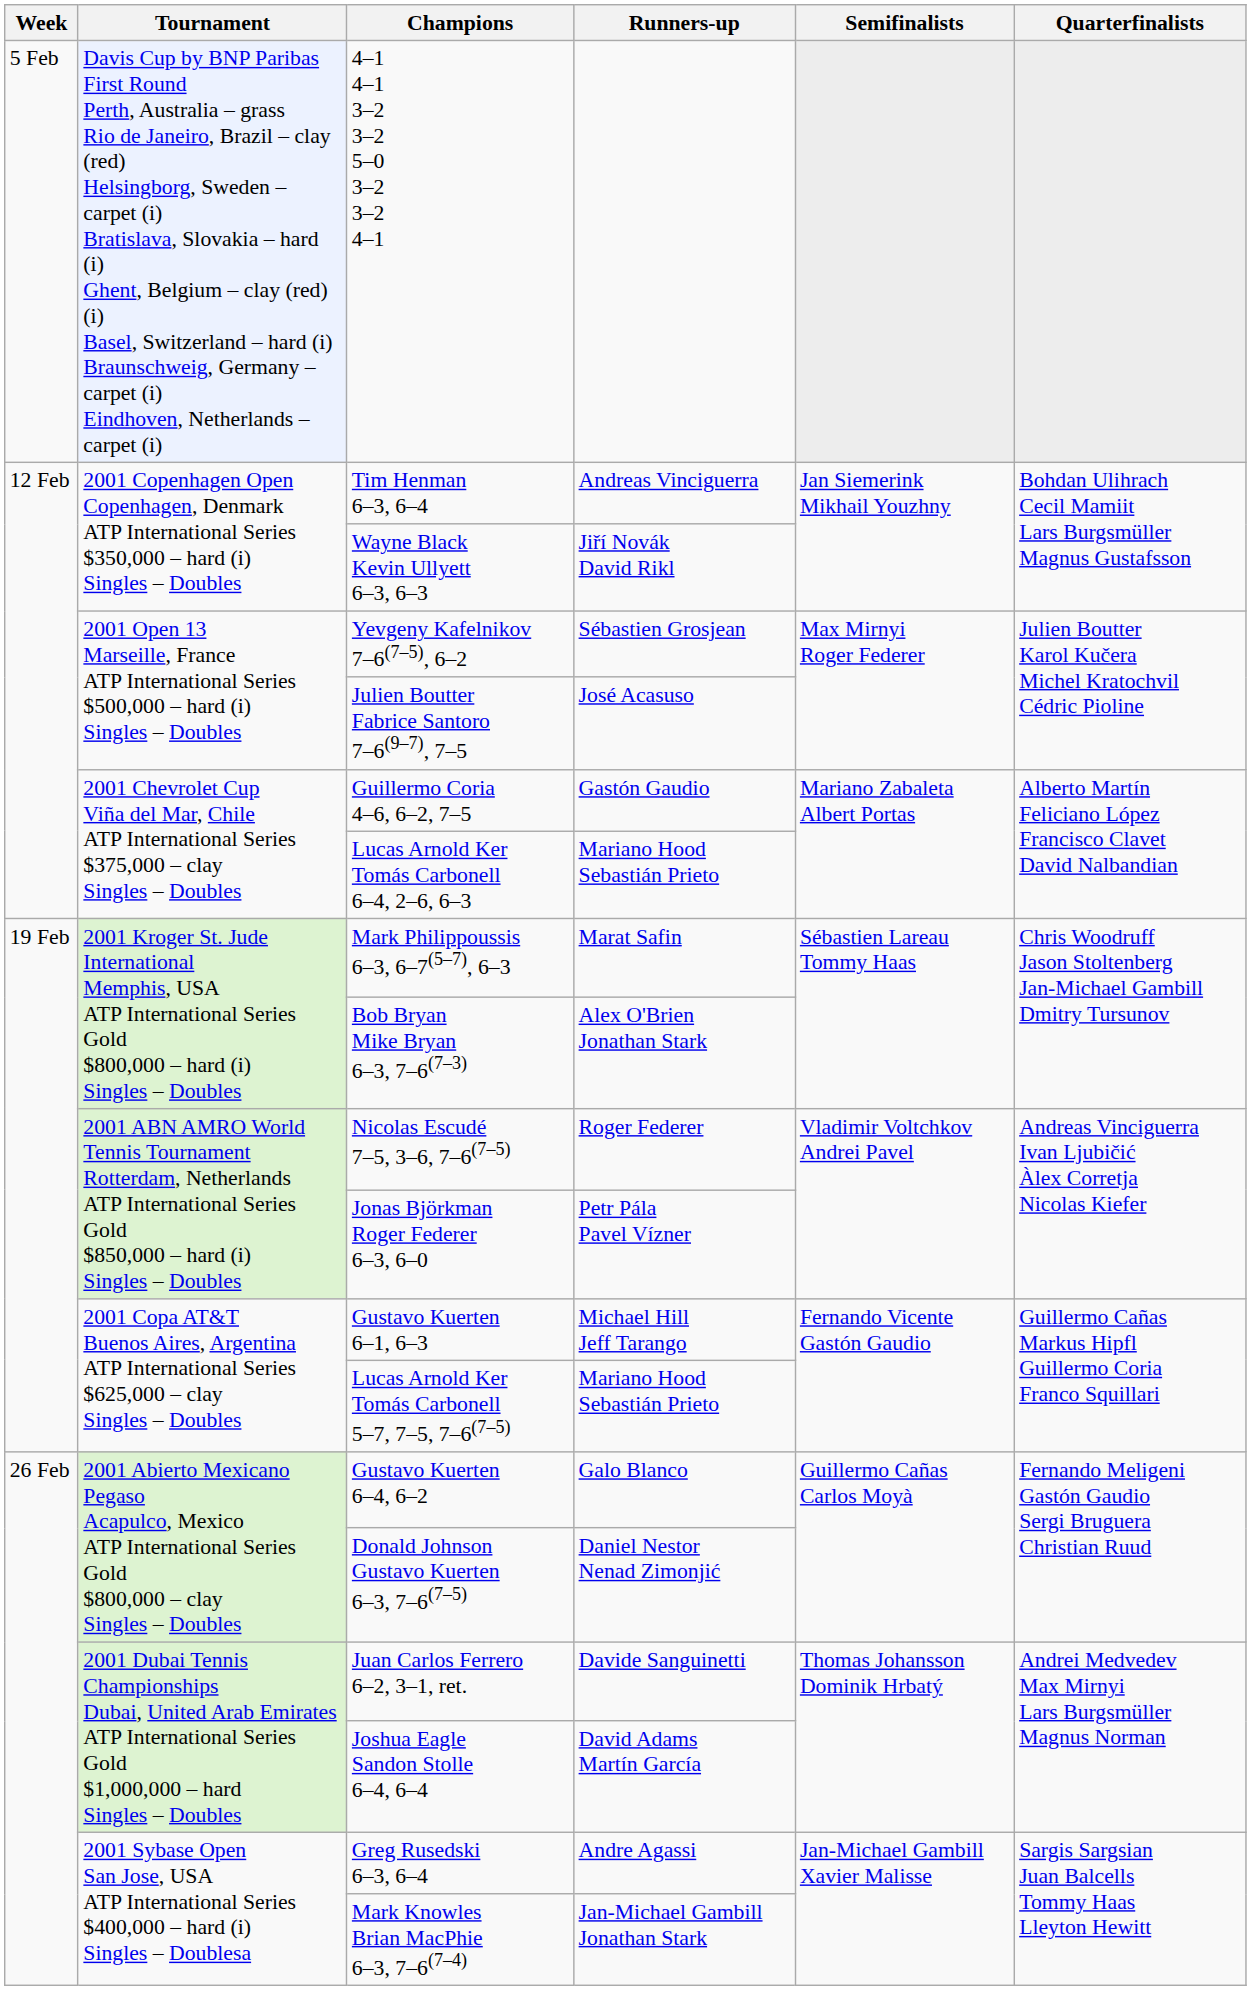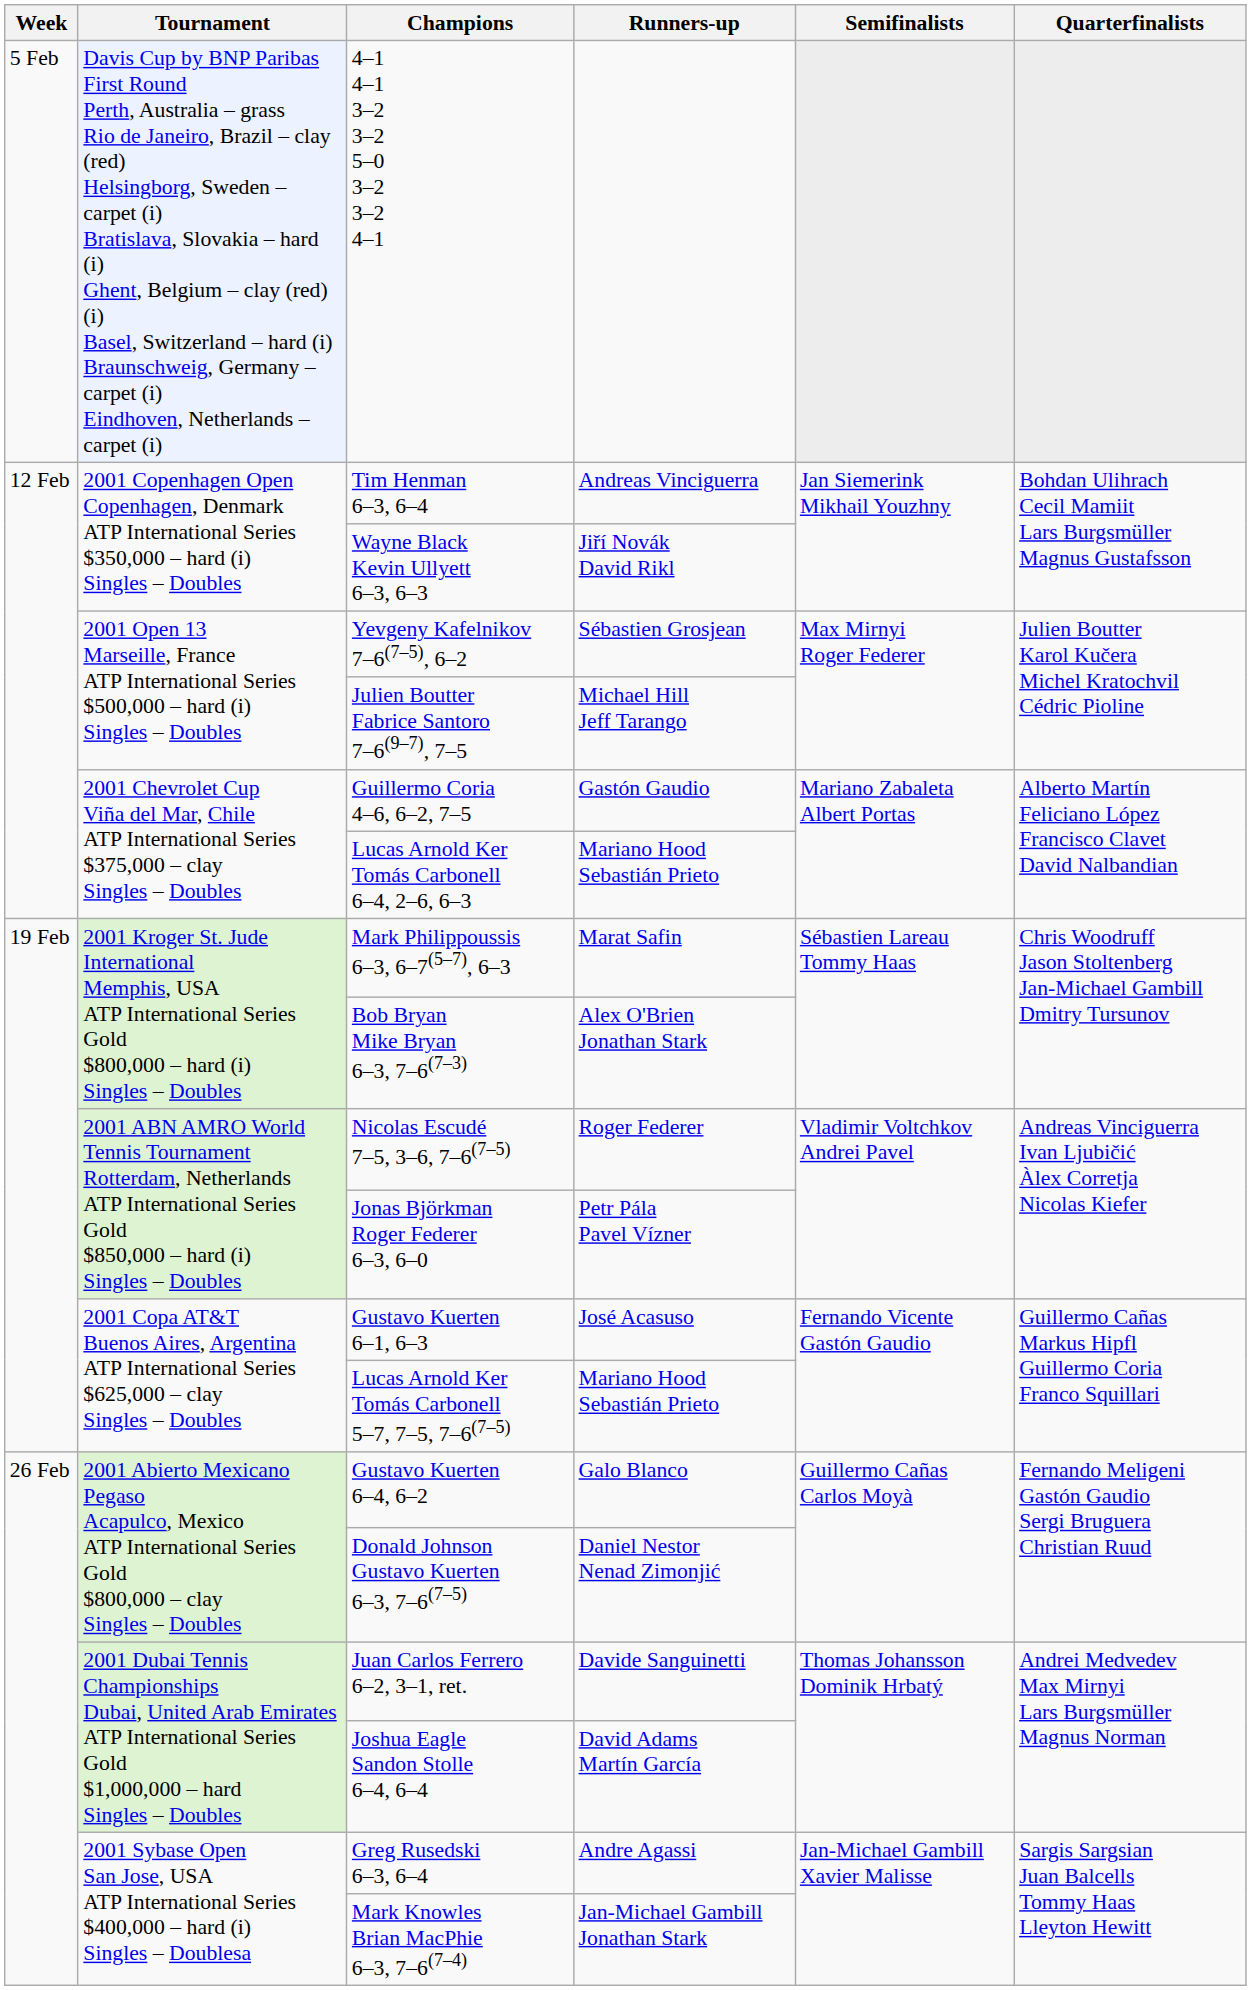(636, 695) José Acasuso -> (634, 708) Michael Hill Jeff Tarango
(634, 1329) Michael Hill Jeff Tarango -> (636, 1316) José Acasuso
